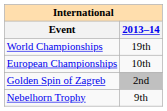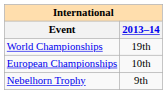- row: (56, 81)
